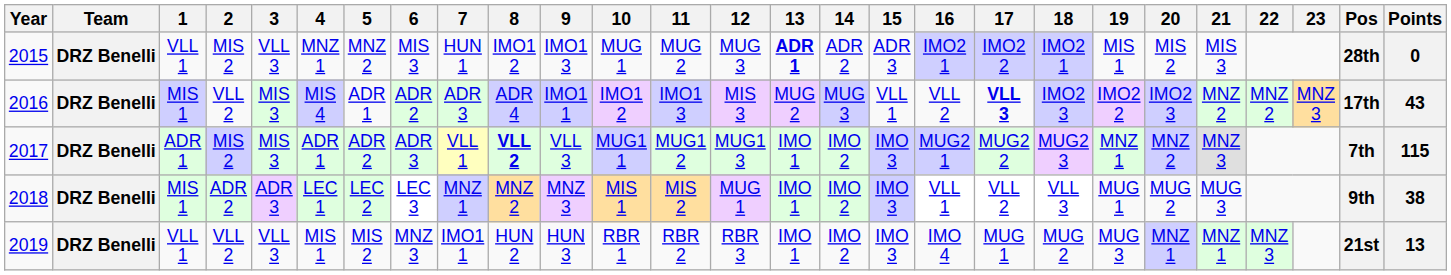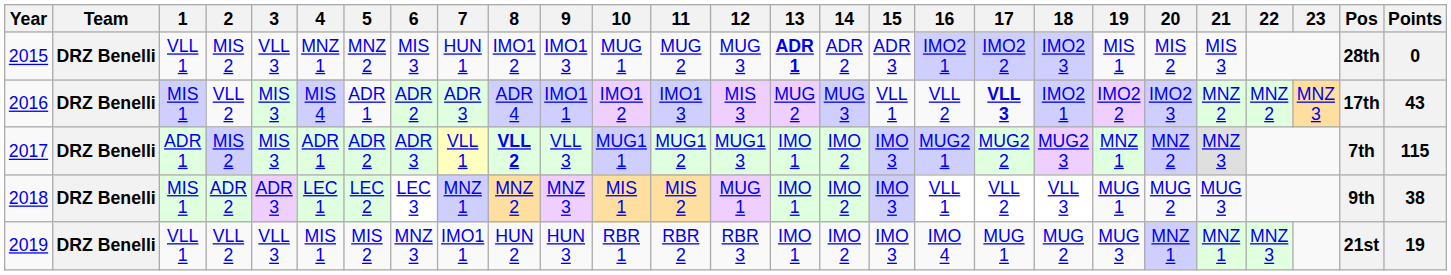(1063, 56) IMO2 1 -> (1063, 56) IMO2 3
(1063, 103) IMO2 3 -> (1063, 103) IMO2 1
(1415, 245) 13 -> (1415, 245) 19
